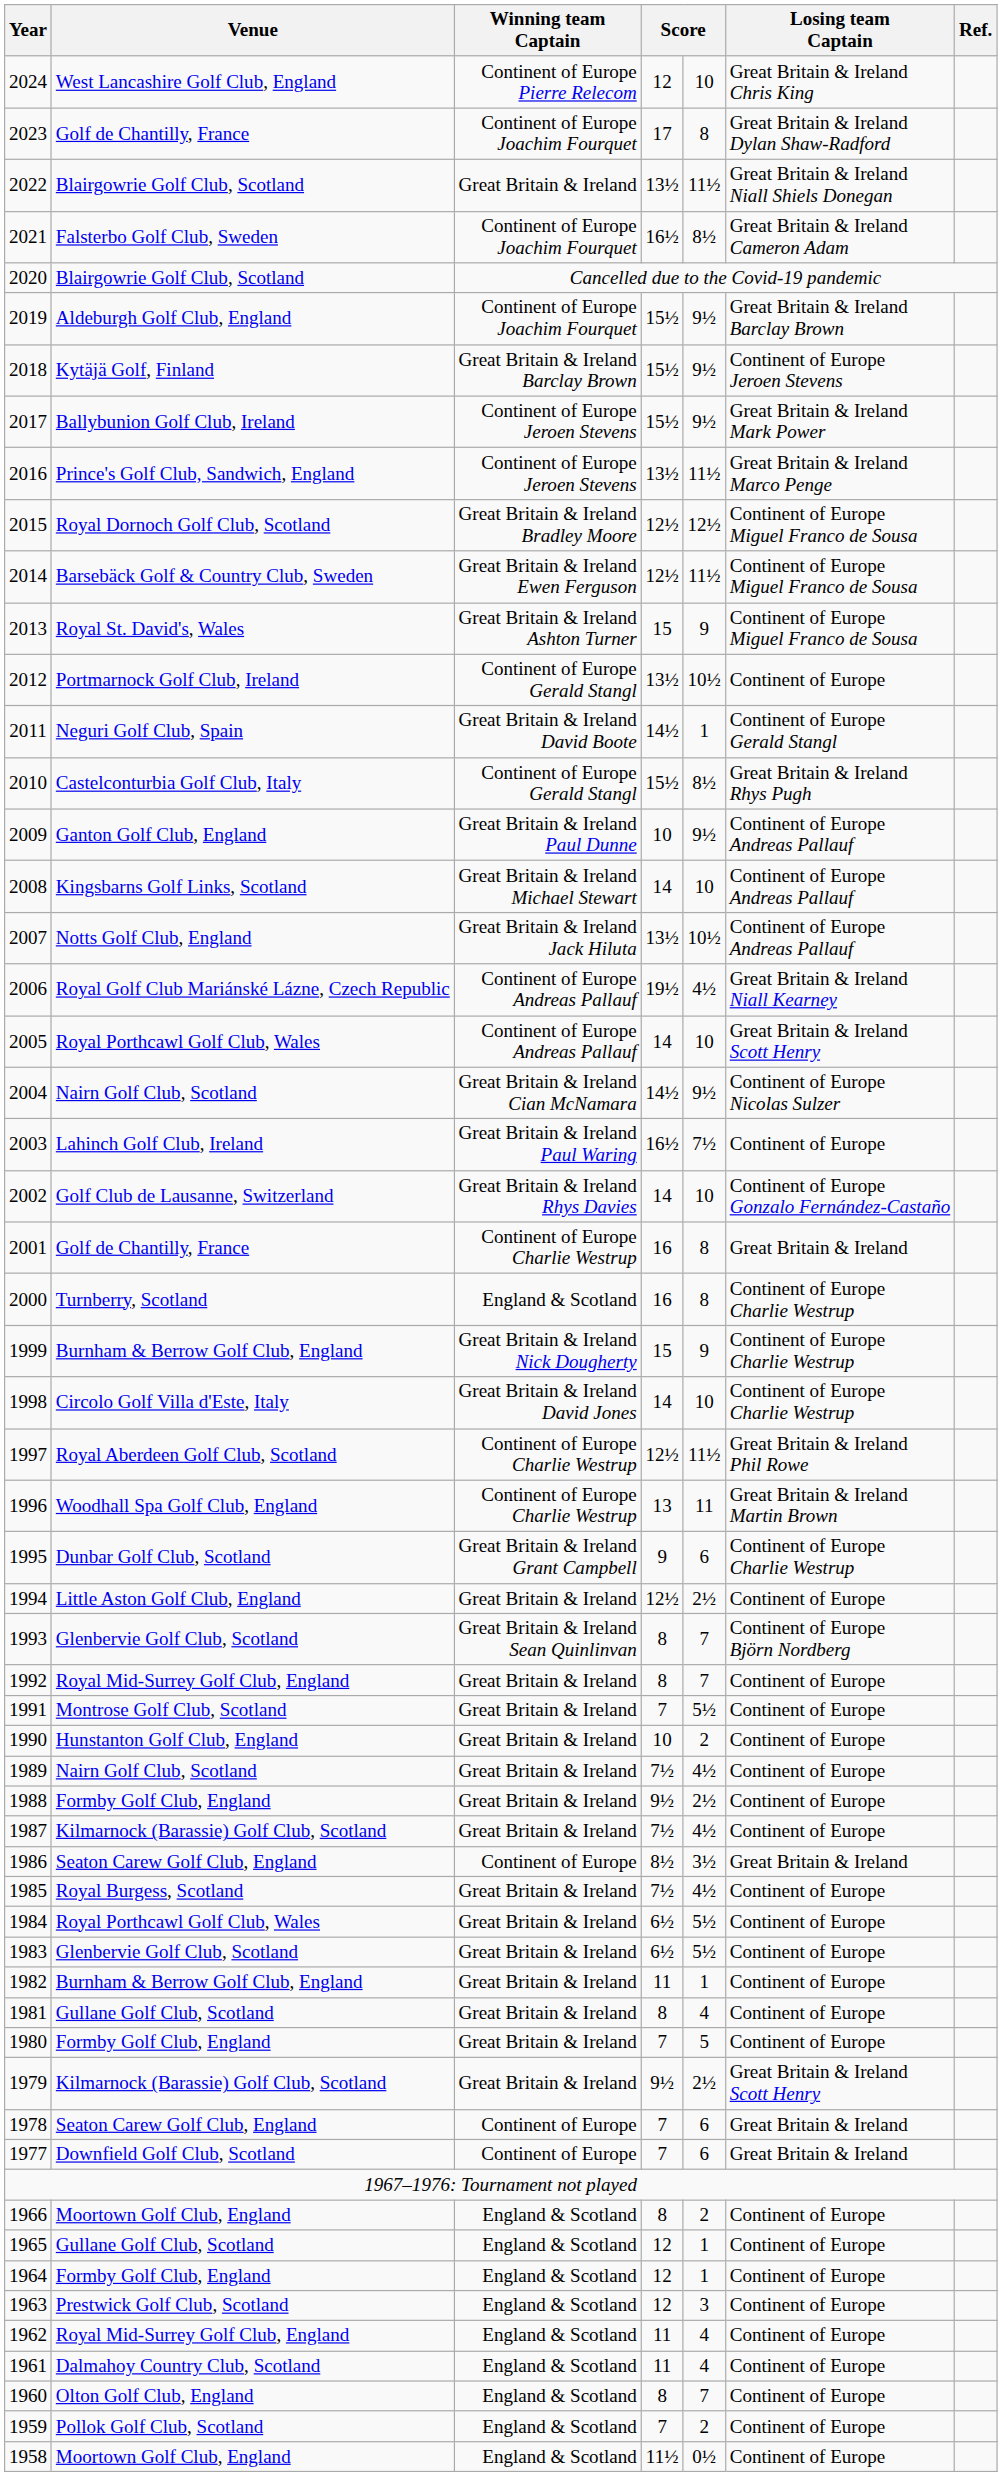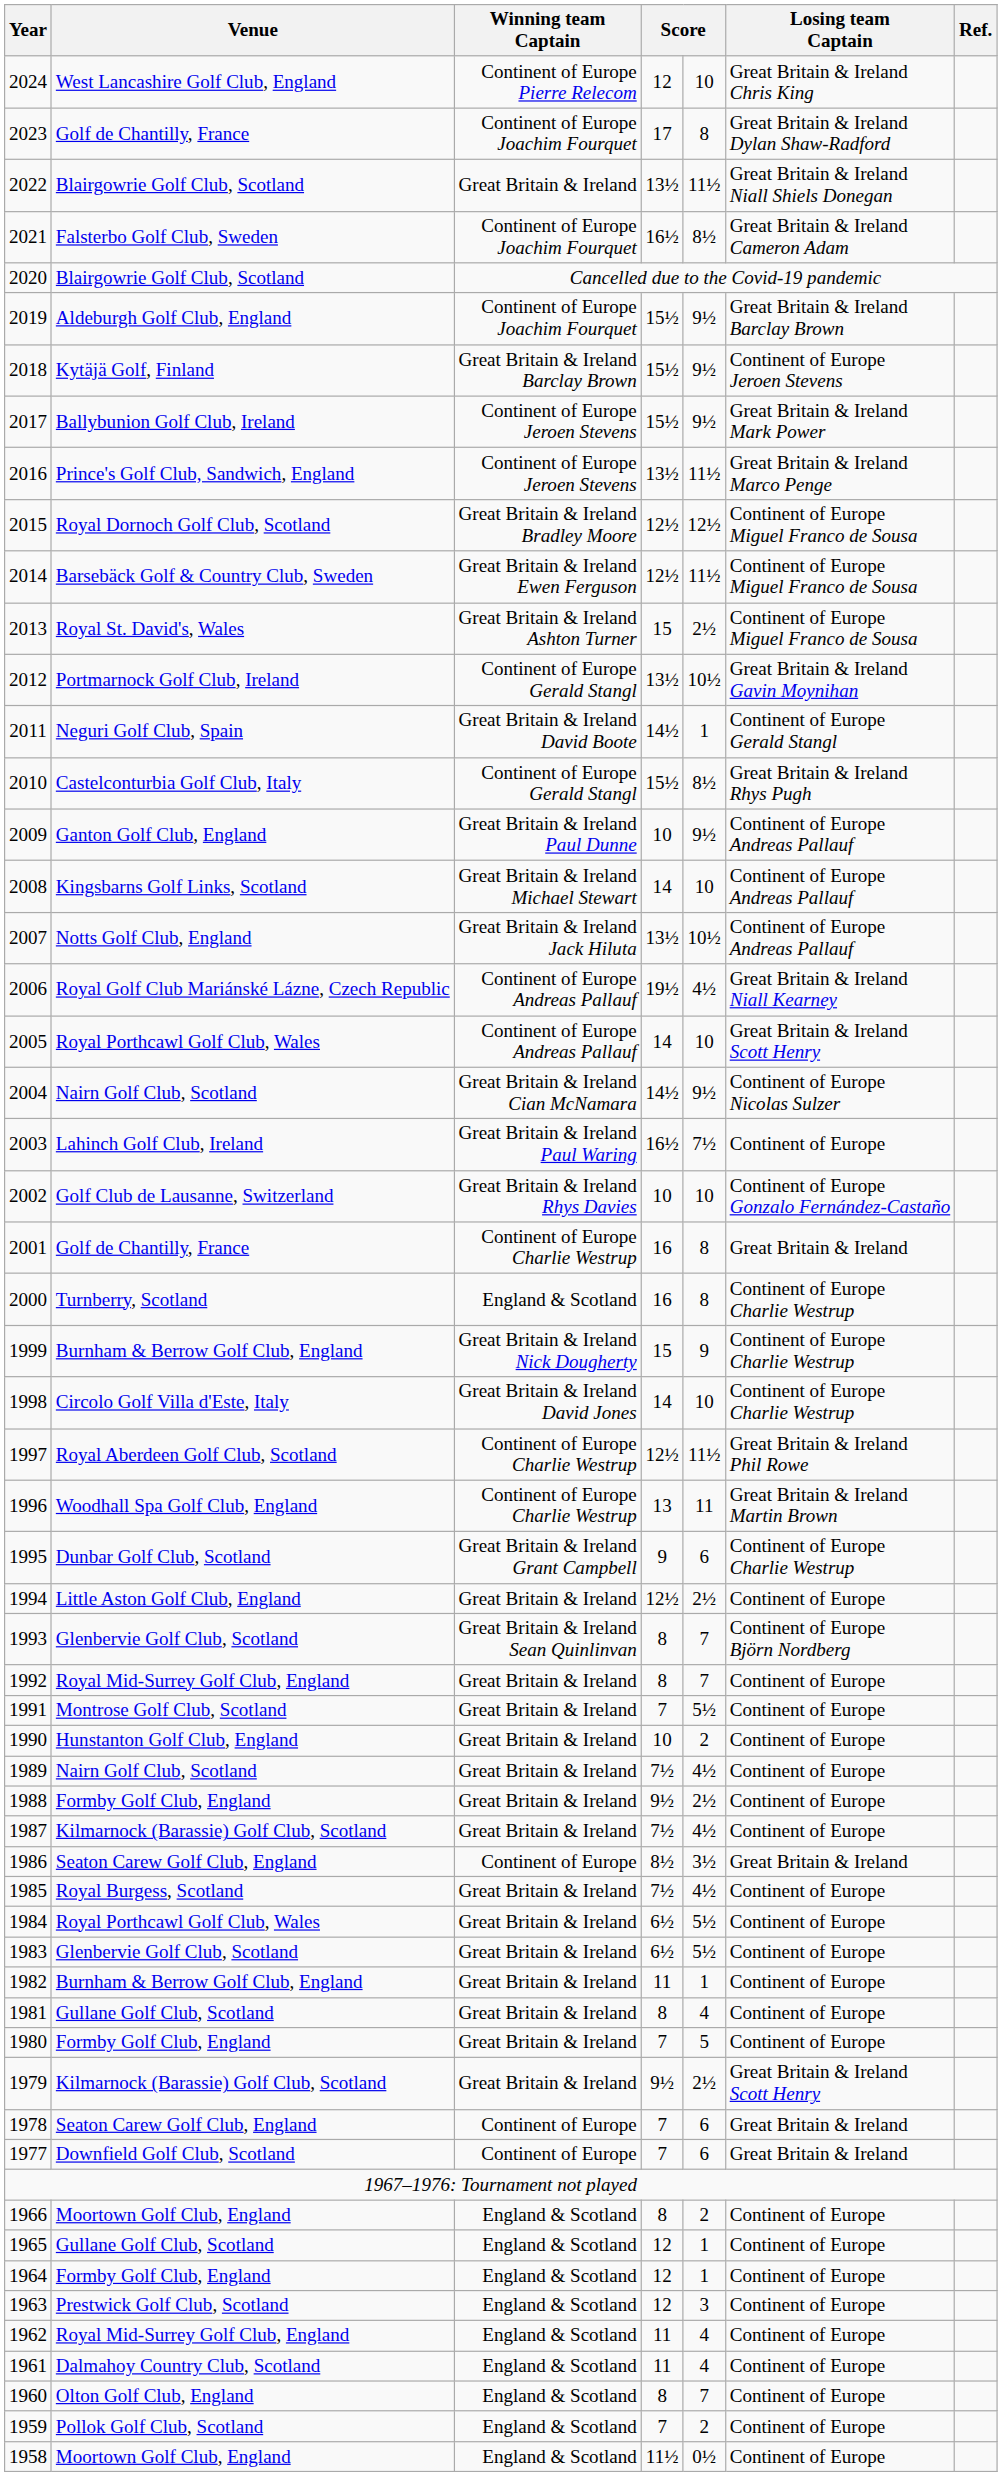(704, 628) 9 -> (704, 628) 2½
(807, 679) Continent of Europe -> (819, 679) Great Britain & Ireland Gavin Moynihan
(662, 1196) 14 -> (662, 1196) 10
